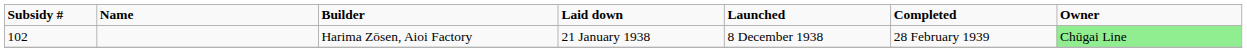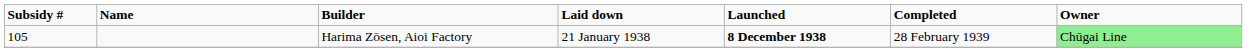(18, 36) 102 -> (18, 36) 105
(775, 36) normal -> (777, 36) bold
